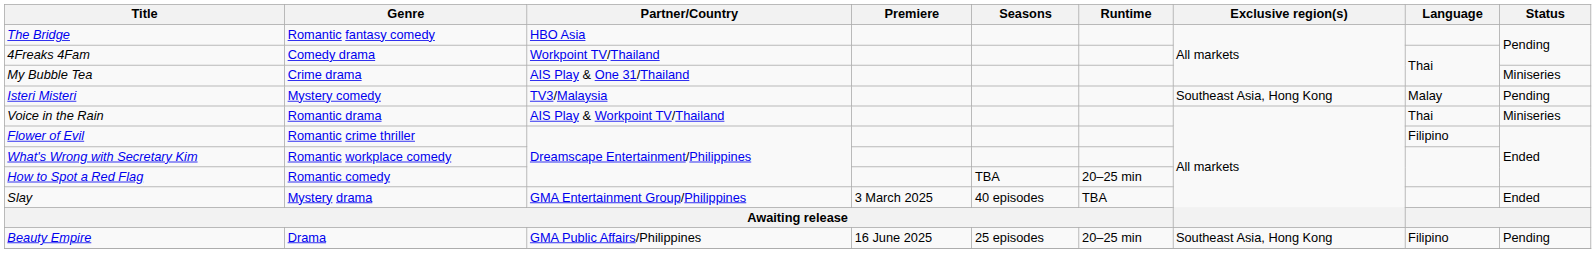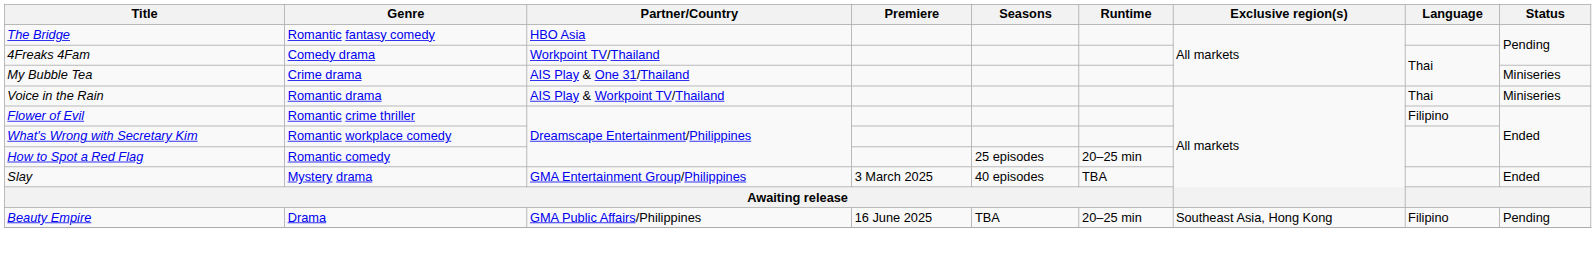- row: (42, 95)
(987, 177) TBA -> (1009, 156) 25 episodes
(1009, 237) 25 episodes -> (987, 217) TBA
